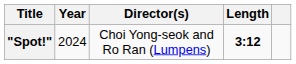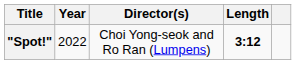(72, 42) 2024 -> (72, 42) 2022
